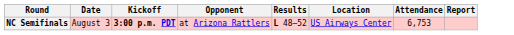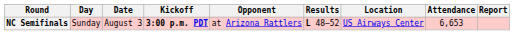+ column: (86, 11)
(419, 24) 6,753 -> (451, 24) 6,653
